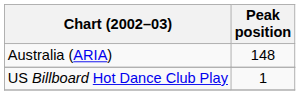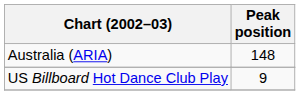(263, 78) 1 -> (263, 78) 9
